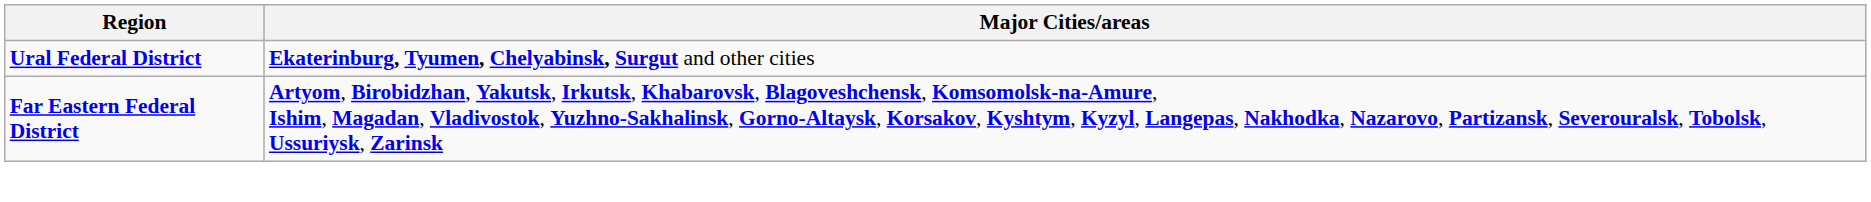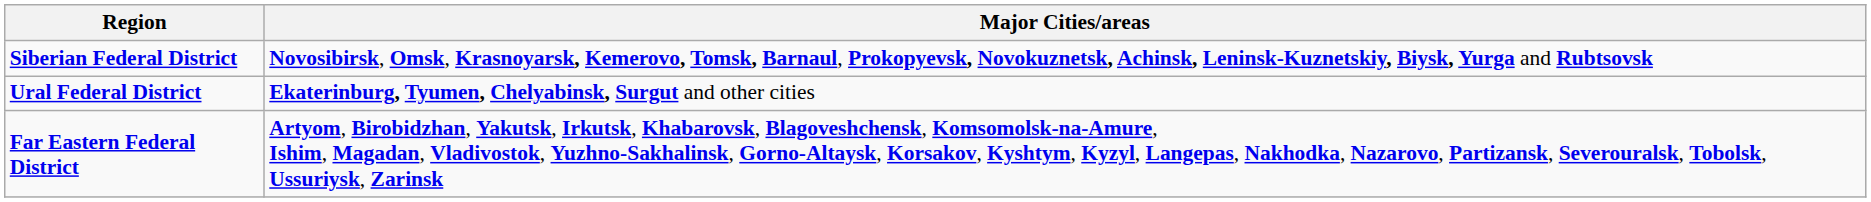+ row: (124, 57)
